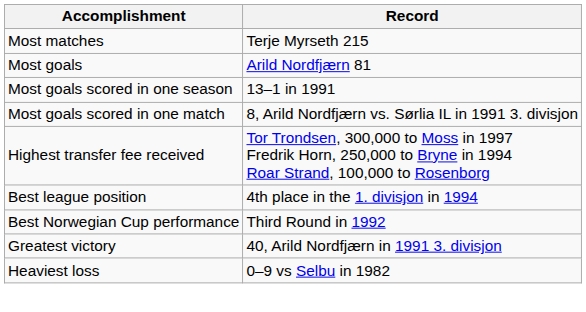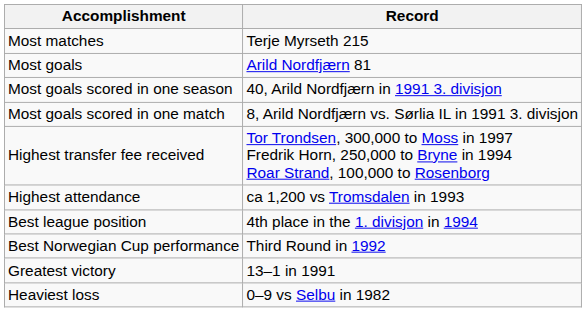(291, 89) 13–1 in 1991 -> (374, 89) 40, Arild Nordfjærn in 1991 3. divisjon
+ row: (74, 197)
(374, 246) 40, Arild Nordfjærn in 1991 3. divisjon -> (291, 270) 13–1 in 1991
